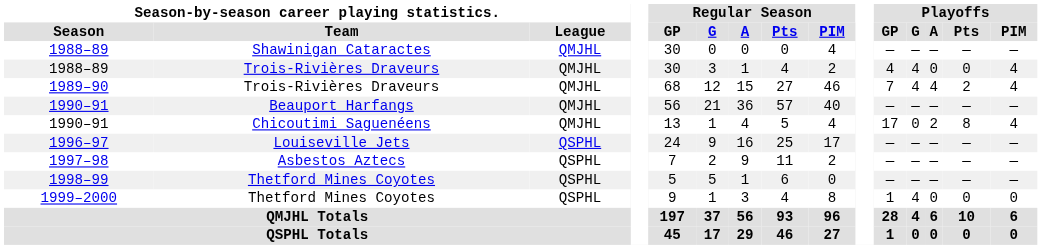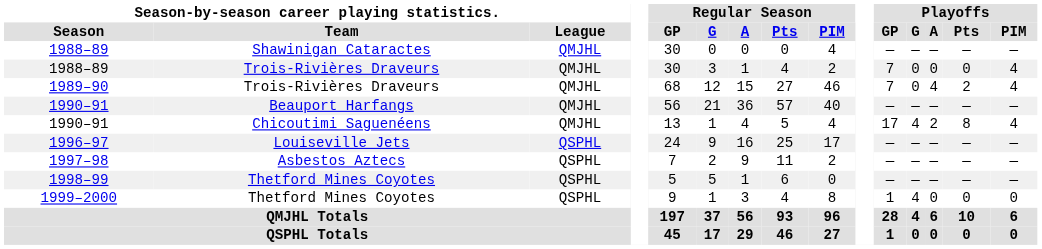(890, 69) 4 -> (890, 69) 7
(916, 69) 4 -> (916, 69) 0
(916, 87) 4 -> (916, 87) 0
(916, 124) 0 -> (916, 124) 4
